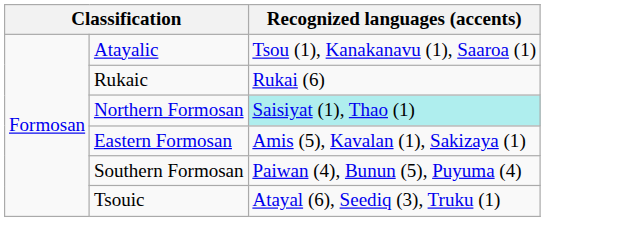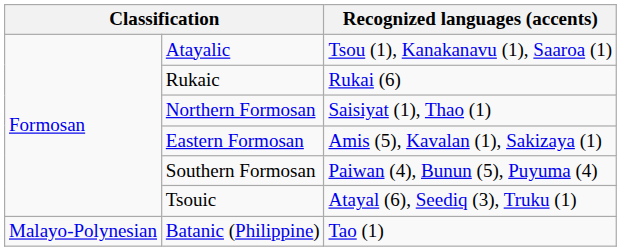(334, 110) paleturquoise background -> (410, 110) no background
+ row: (243, 230)
